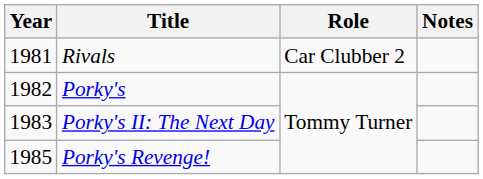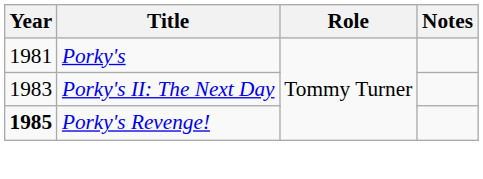- row: (89, 55)
(31, 88) 1982 -> (31, 55) 1981
(31, 156) normal -> (31, 122) bold
